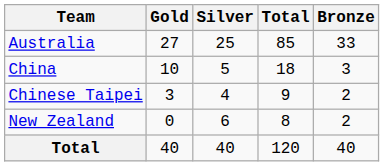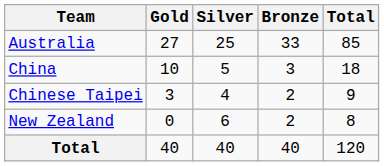columns swapped: (346, 18) <-> (286, 18)
